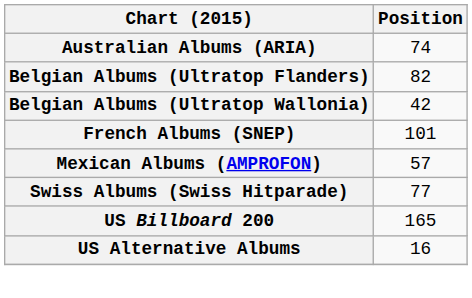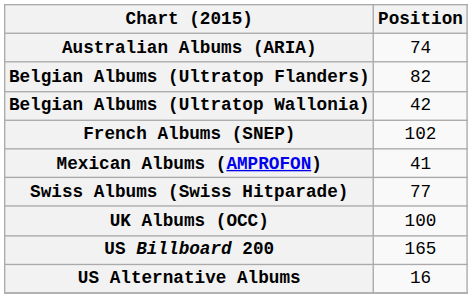(420, 134) 101 -> (420, 134) 102
(420, 163) 57 -> (420, 163) 41
+ row: (189, 221)
